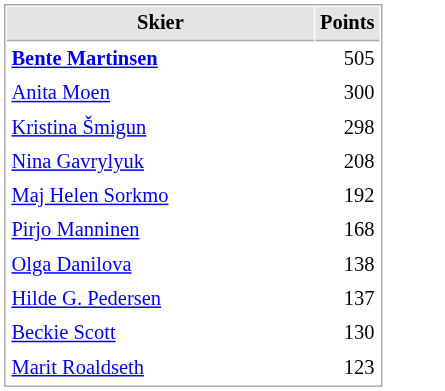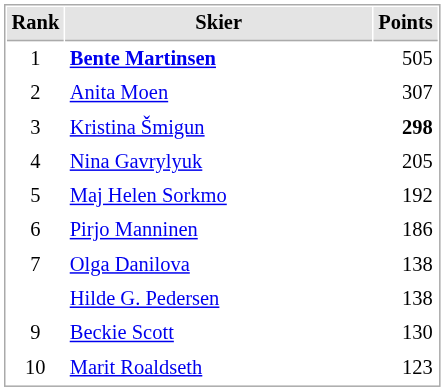+ column: (35, 23)
(359, 93) 300 -> (417, 93) 307
(359, 127) normal -> (417, 127) bold
(359, 161) 208 -> (417, 161) 205
(359, 230) 168 -> (417, 230) 186
(359, 298) 137 -> (417, 298) 138
